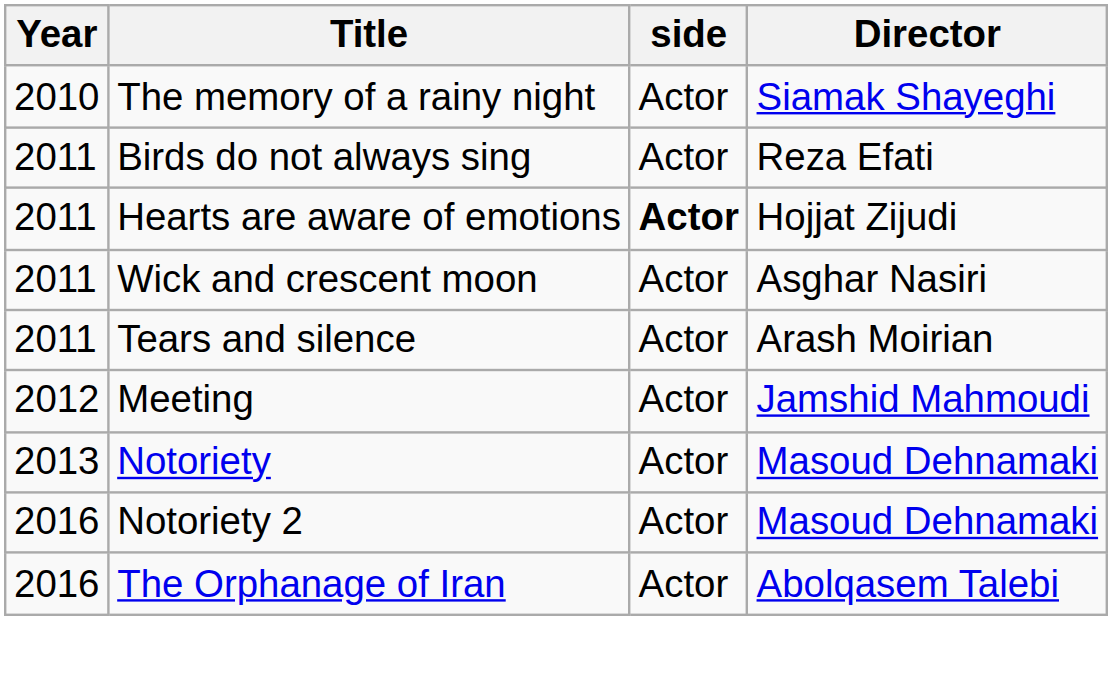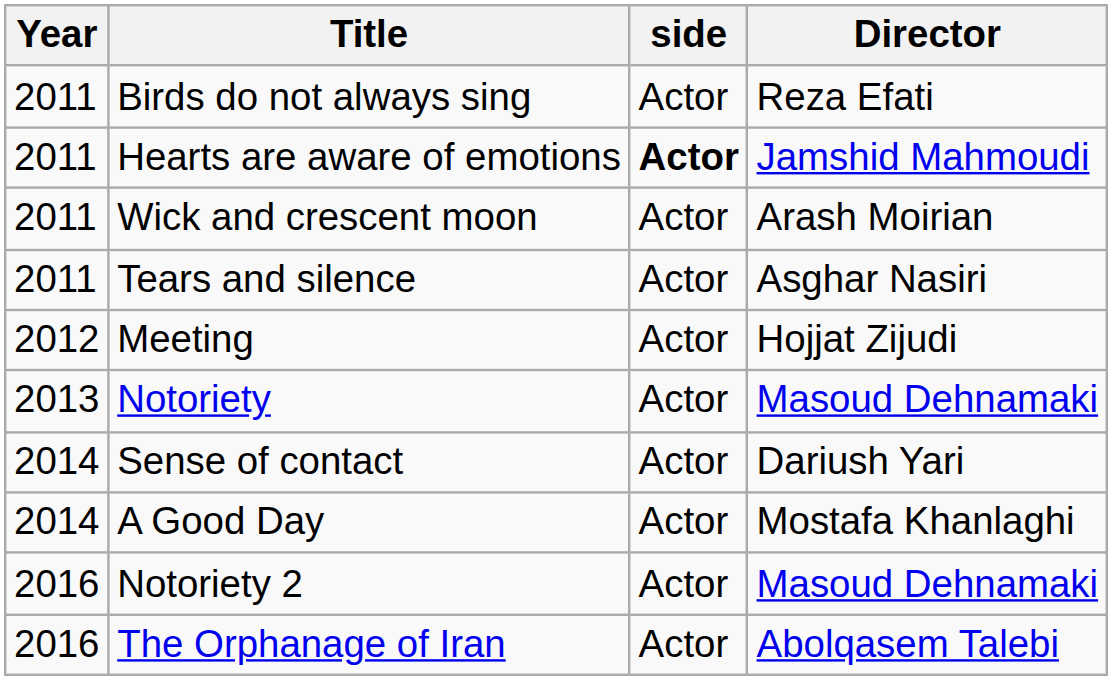- row: (356, 95)
(857, 217) Hojjat Zijudi -> (923, 156) Jamshid Mahmoudi
(872, 278) Asghar Nasiri -> (875, 217) Arash Moirian
(875, 339) Arash Moirian -> (872, 278) Asghar Nasiri
(923, 400) Jamshid Mahmoudi -> (857, 339) Hojjat Zijudi
+ row: (260, 461)
+ row: (221, 522)
